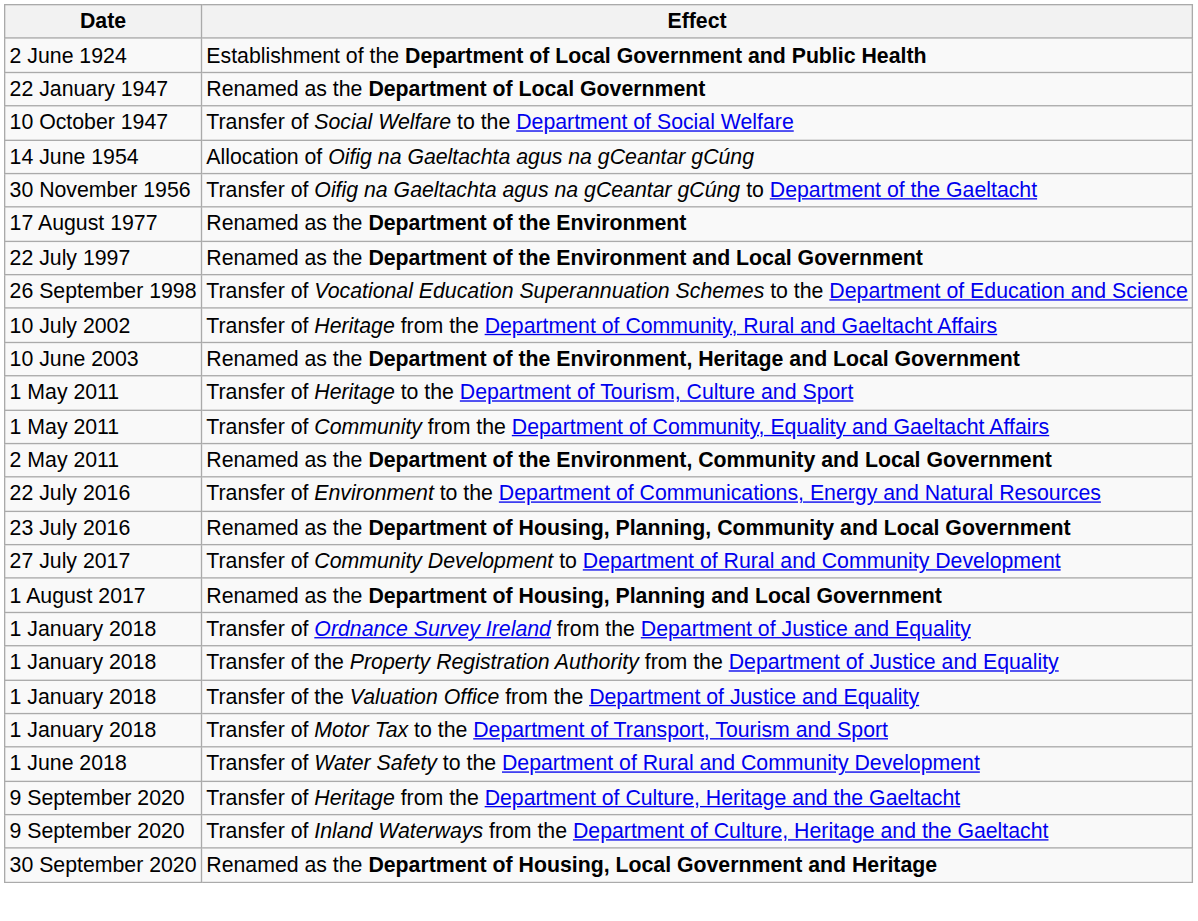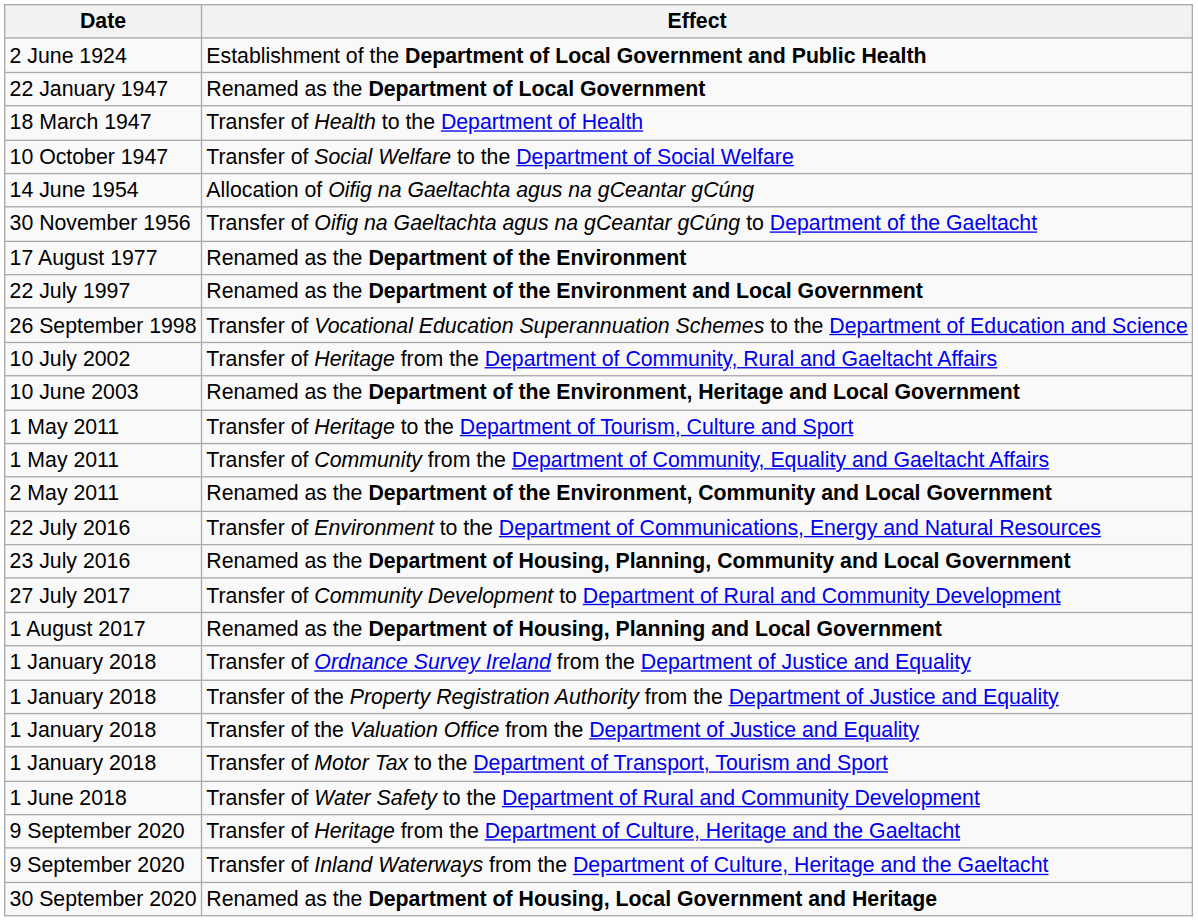+ row: (425, 122)
